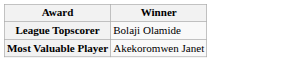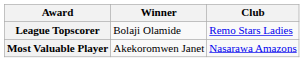+ column: (253, 13)
